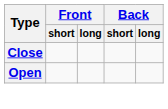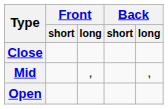+ row: (25, 73)
